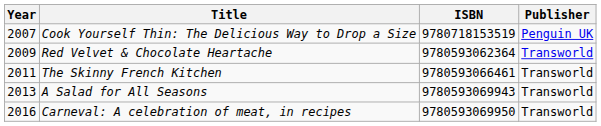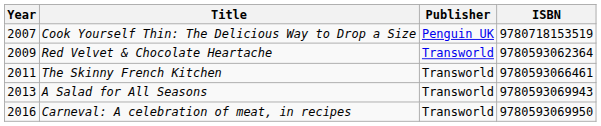columns swapped: (557, 14) <-> (469, 14)
